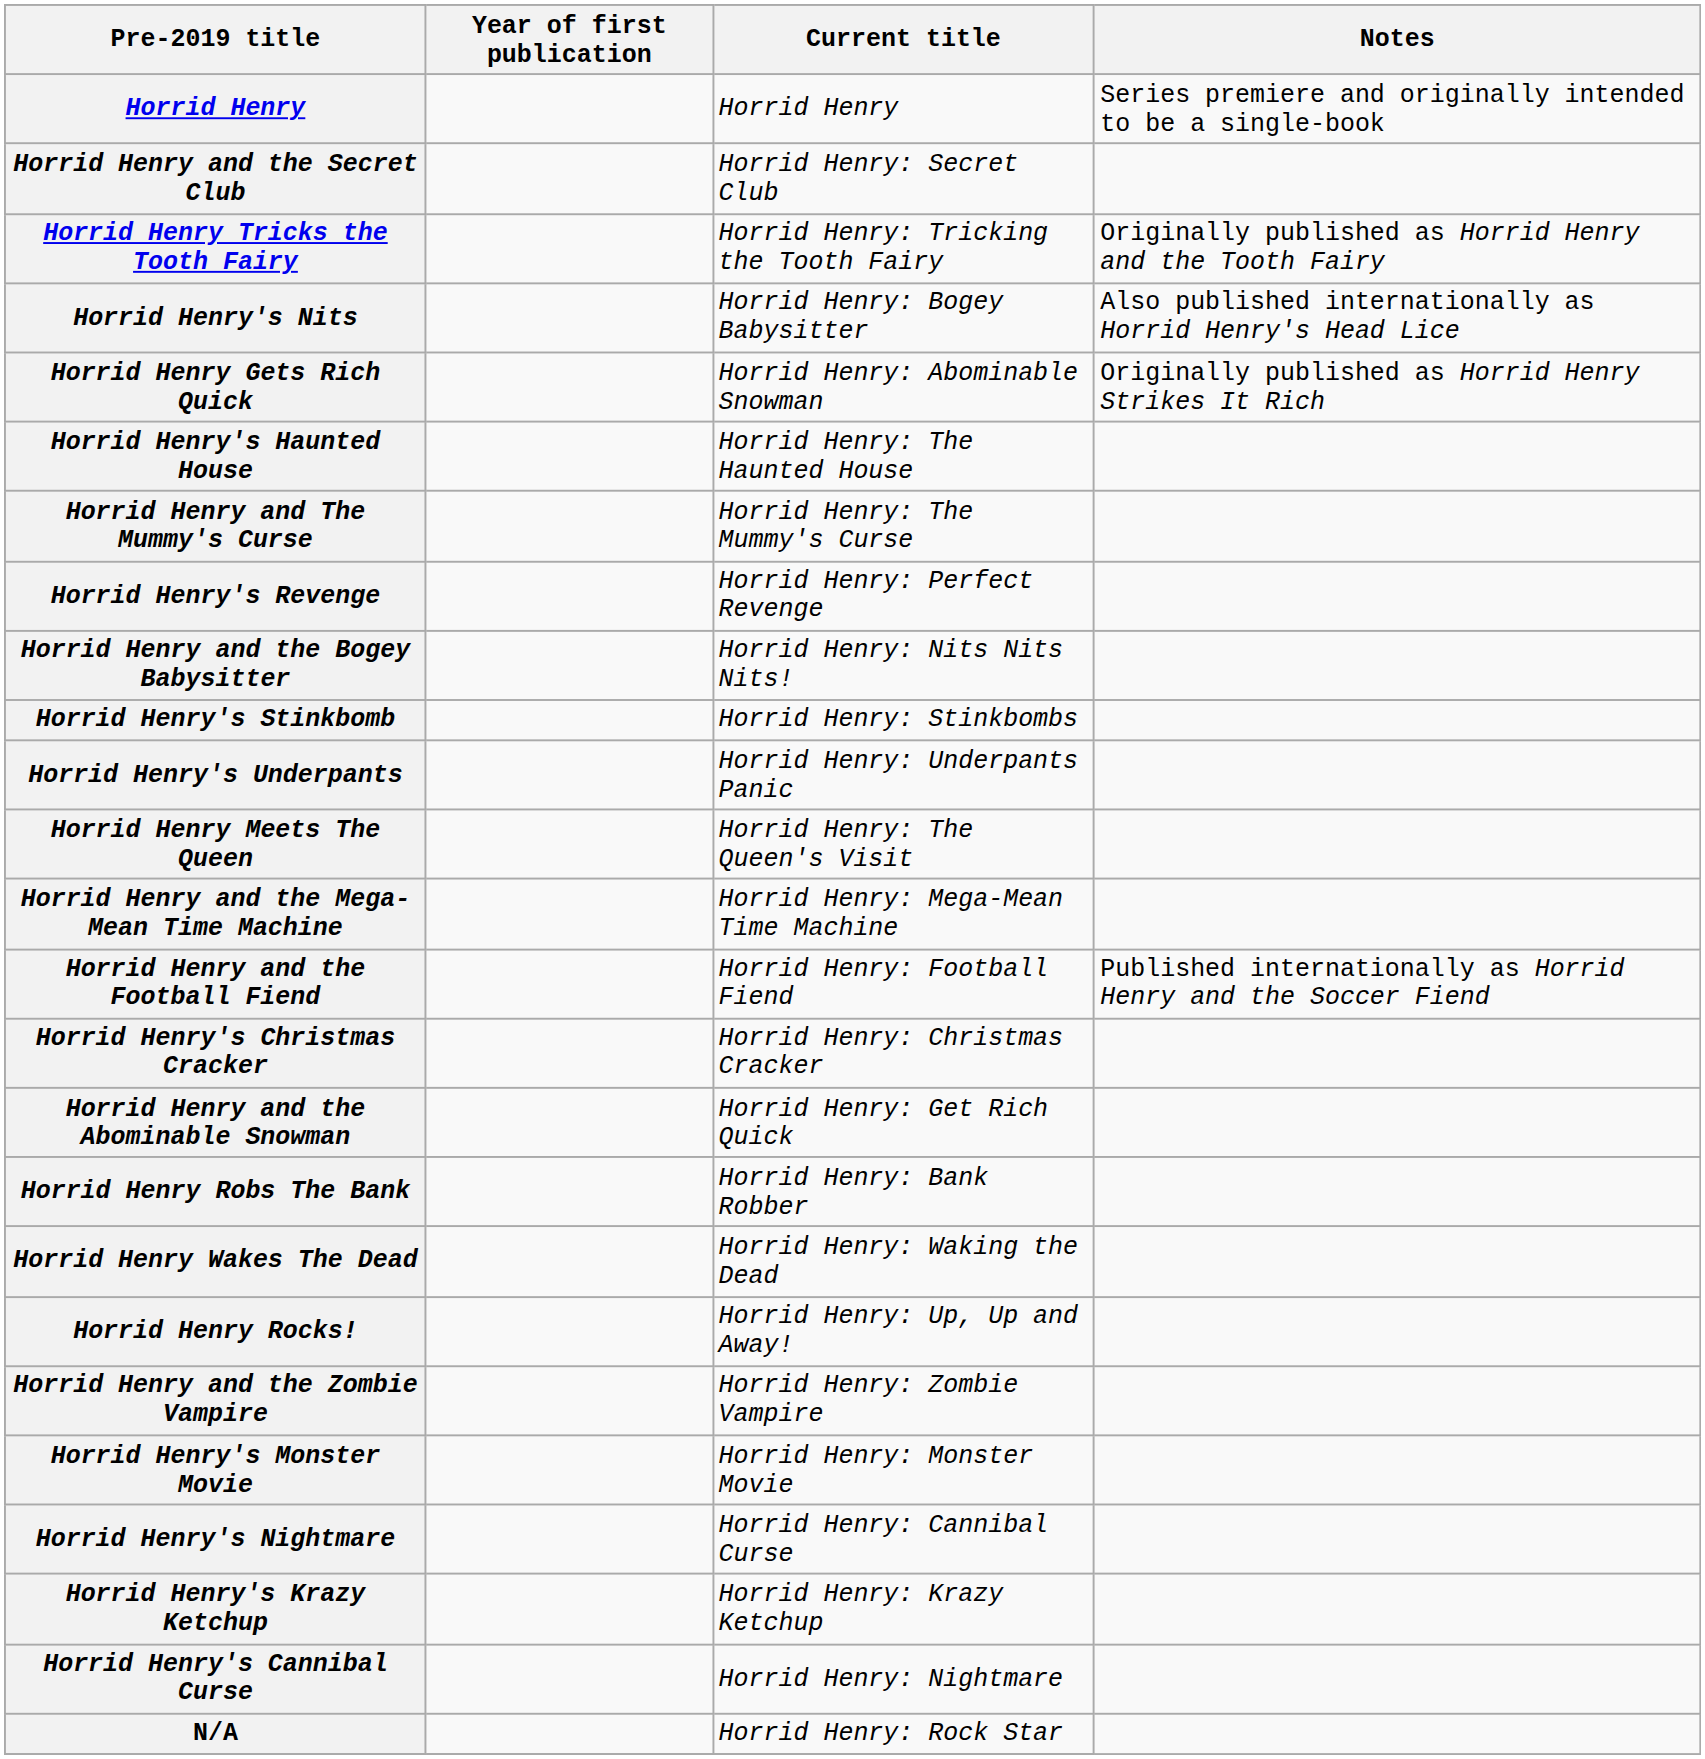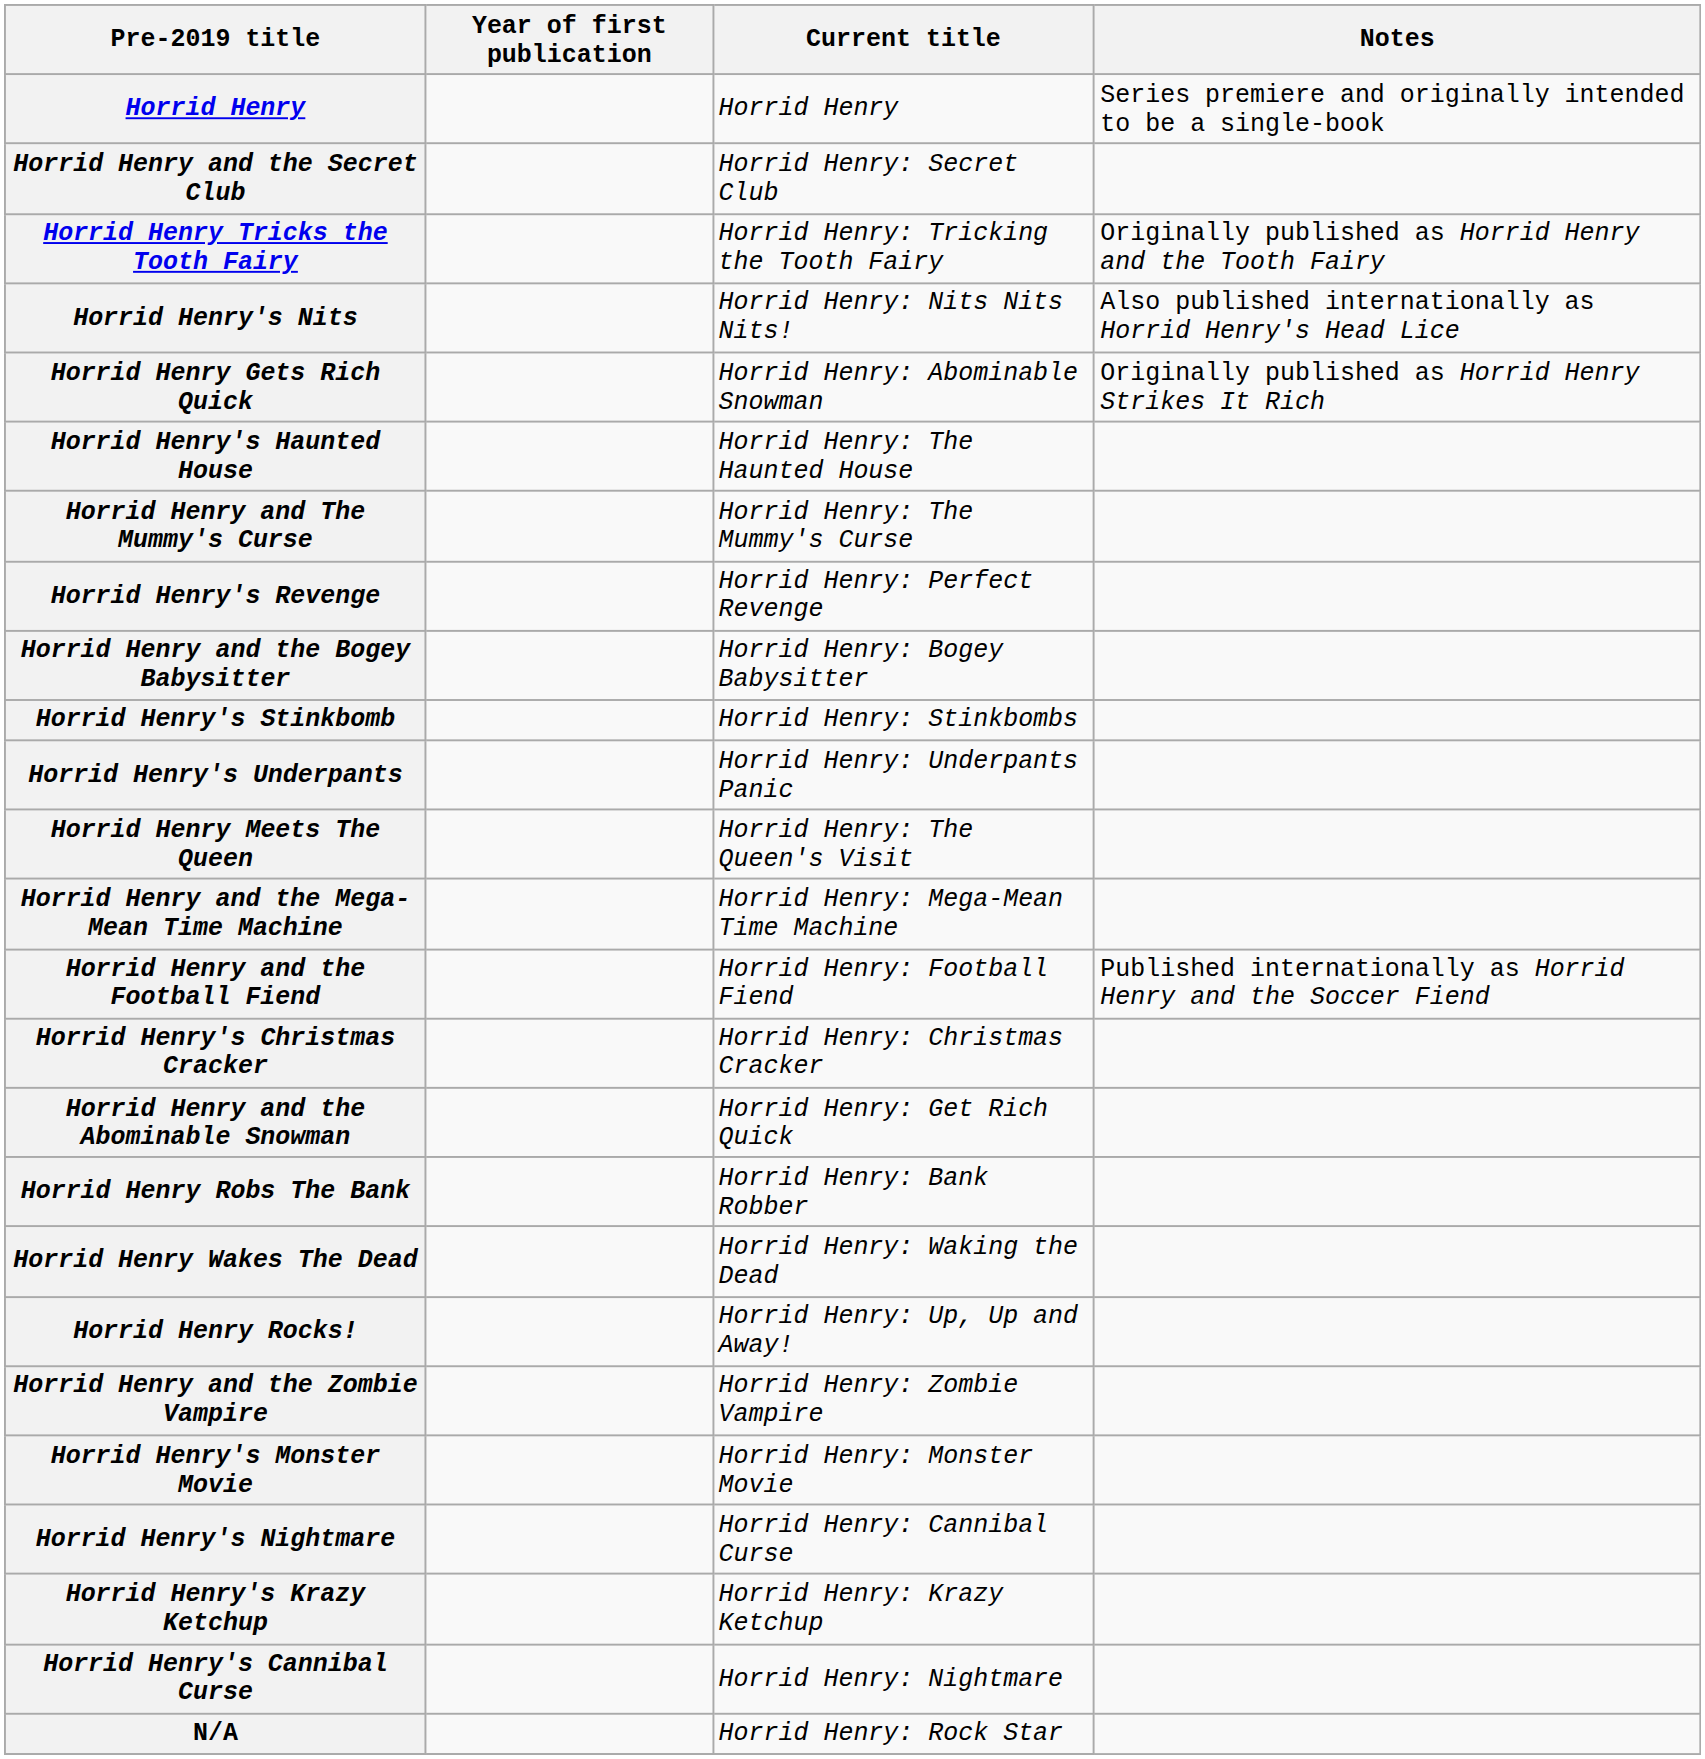(861, 318) Horrid Henry: Bogey Babysitter -> (891, 318) Horrid Henry: Nits Nits Nits!
(891, 665) Horrid Henry: Nits Nits Nits! -> (861, 665) Horrid Henry: Bogey Babysitter
